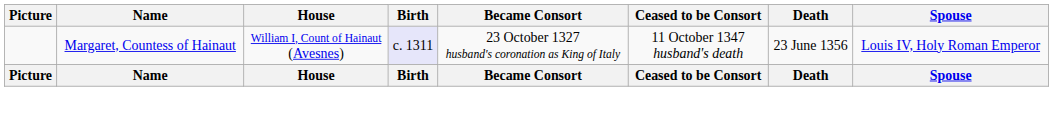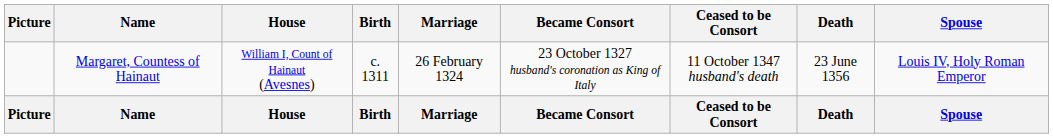+ column: (449, 23)
(413, 45) lavender background -> (375, 68) no background
